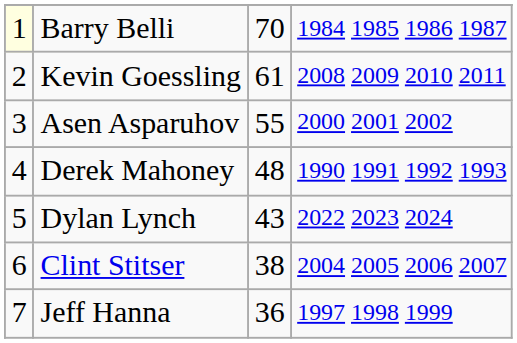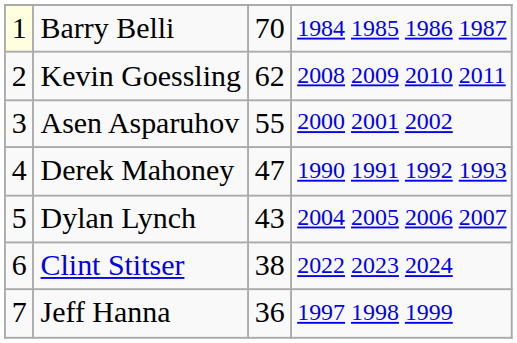(270, 75) 61 -> (270, 75) 62
(270, 170) 48 -> (270, 170) 47
(375, 218) 2022 2023 2024 -> (402, 218) 2004 2005 2006 2007
(402, 265) 2004 2005 2006 2007 -> (375, 265) 2022 2023 2024
